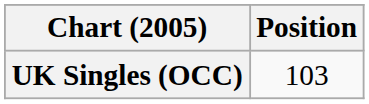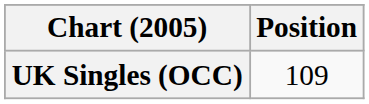(307, 74) 103 -> (307, 74) 109
